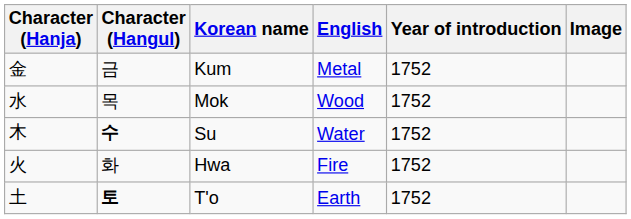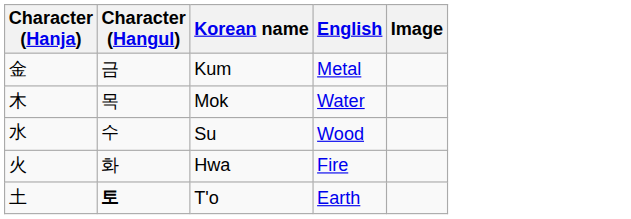- column: (476, 29)
(18, 101) 水 -> (18, 101) 木
(341, 101) Wood -> (341, 101) Water
(18, 133) 木 -> (18, 133) 水
(111, 133) bold -> (111, 133) normal
(341, 133) Water -> (341, 133) Wood
